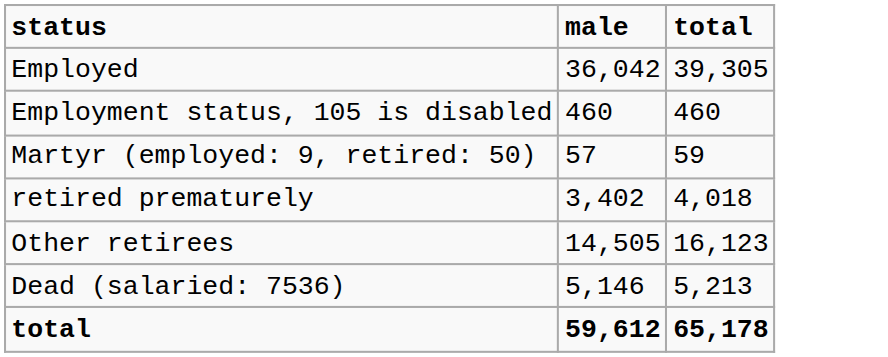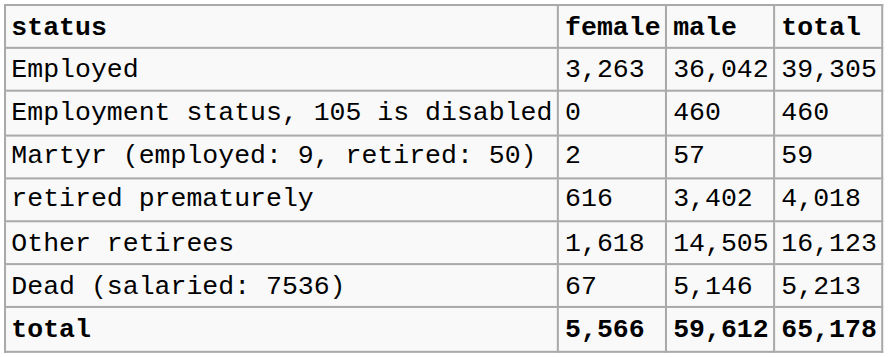+ column: (613, 27)
